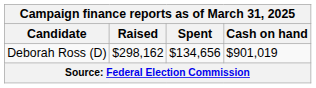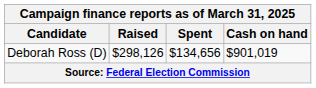(138, 53) $298,162 -> (138, 53) $298,126
